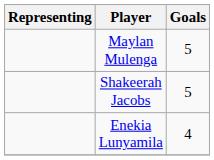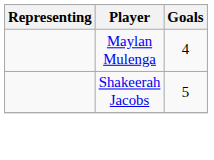(188, 50) 5 -> (185, 50) 4
- row: (131, 134)
